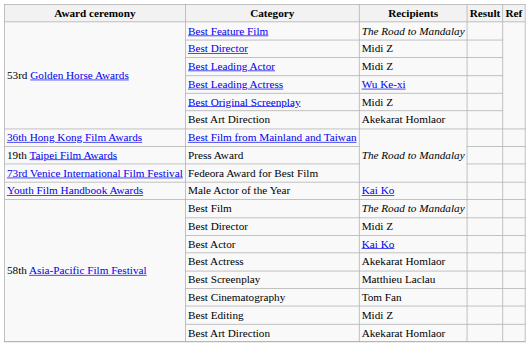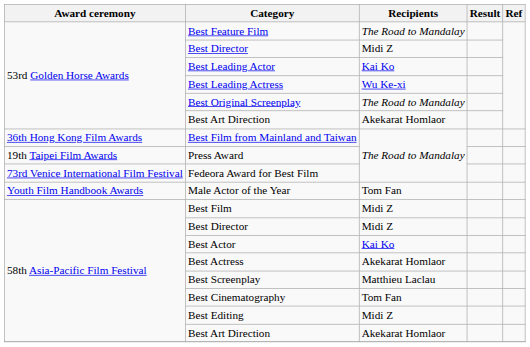(377, 66) Midi Z -> (378, 66) Kai Ko
(377, 102) Midi Z -> (413, 102) The Road to Mandalay
(378, 191) Kai Ko -> (382, 191) Tom Fan
(413, 208) The Road to Mandalay -> (377, 208) Midi Z
